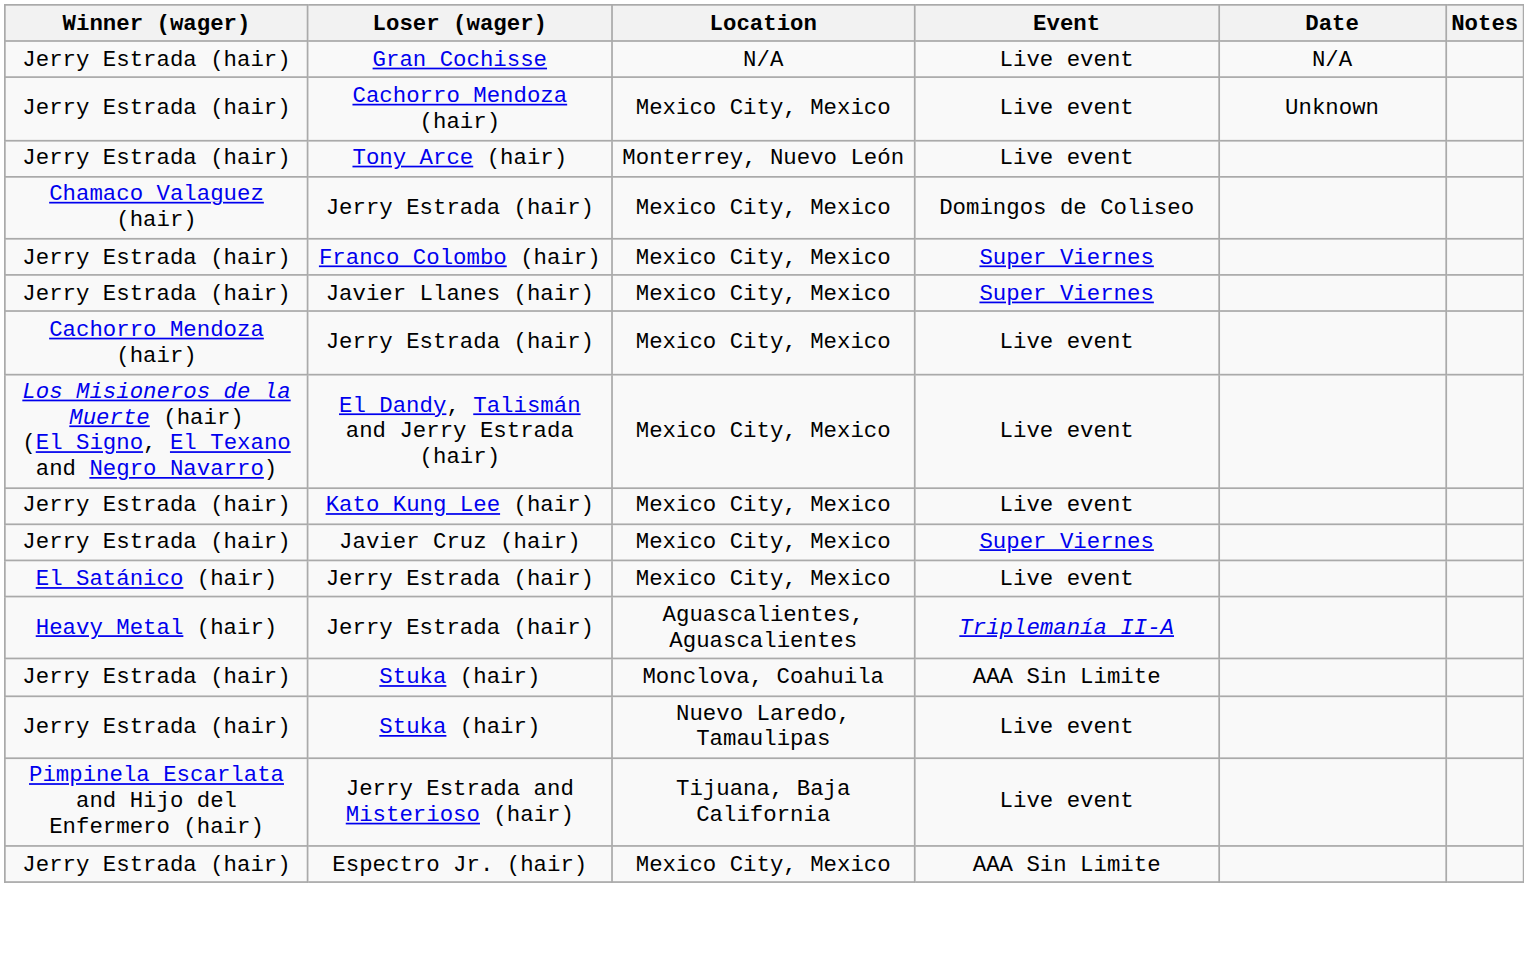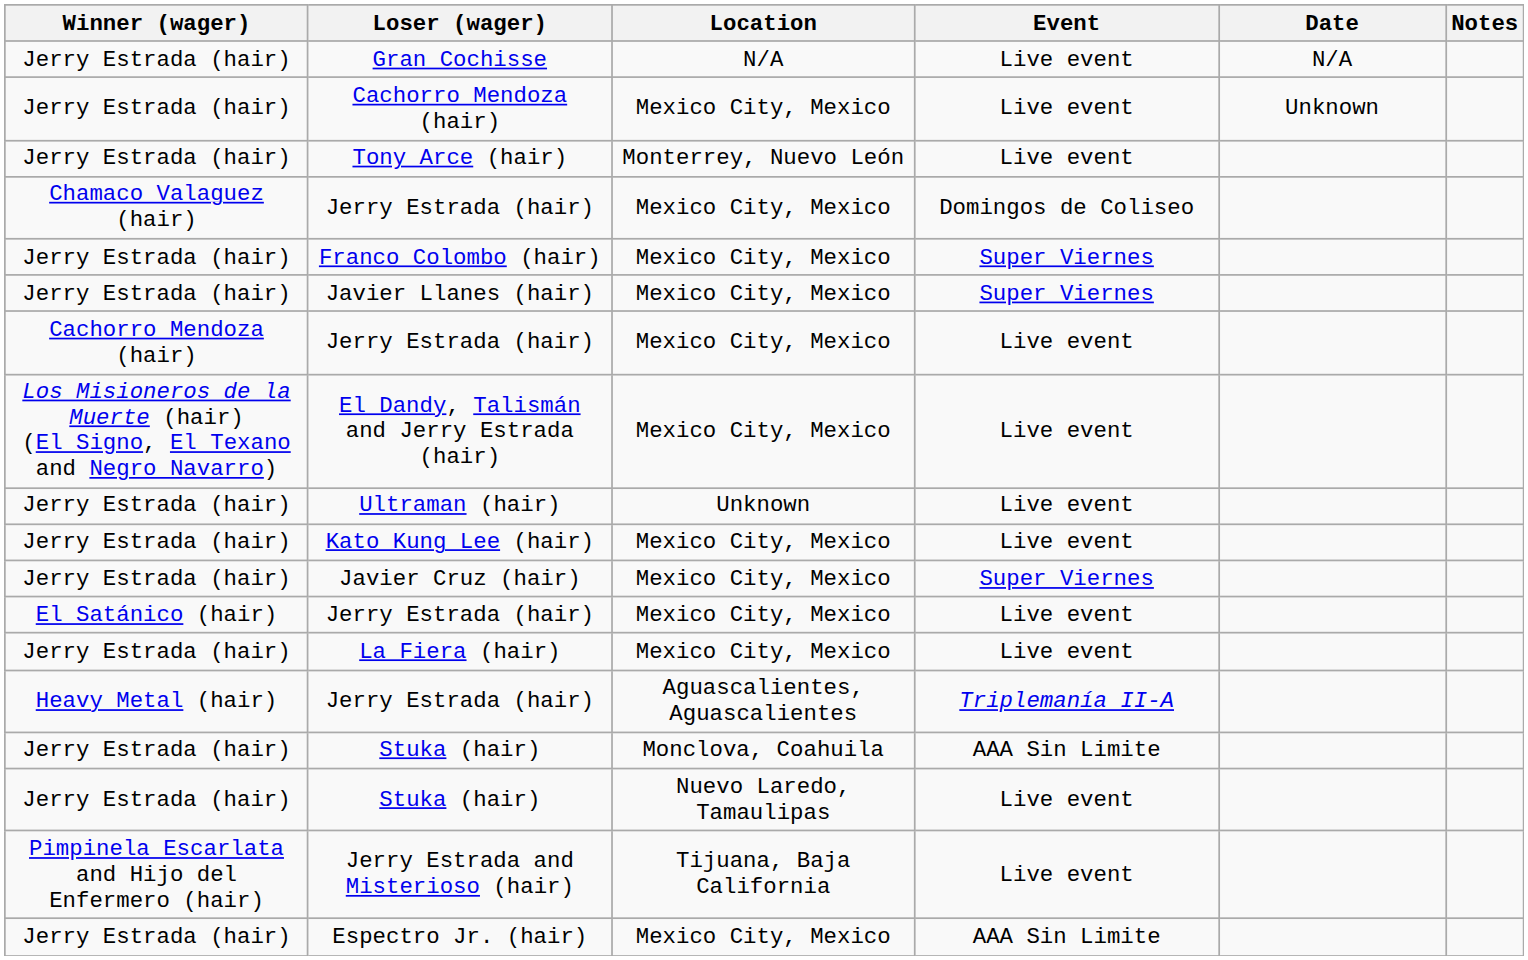+ row: (157, 506)
+ row: (157, 652)
